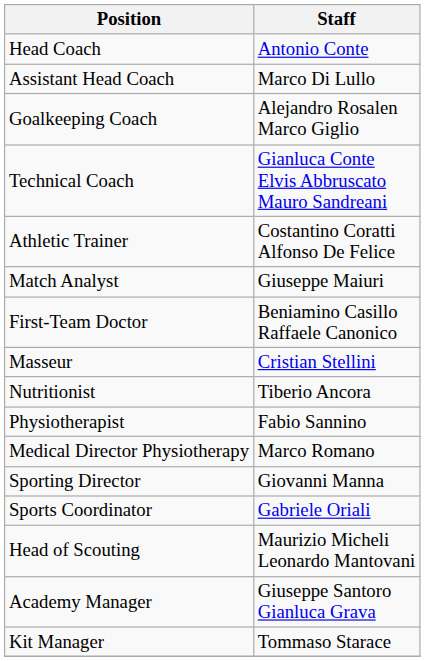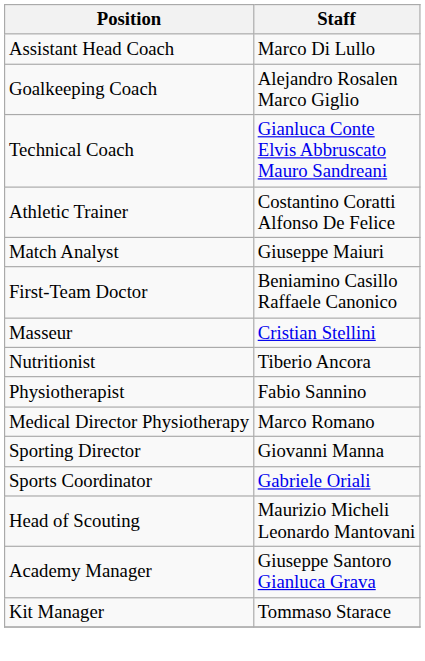- row: (55, 49)
